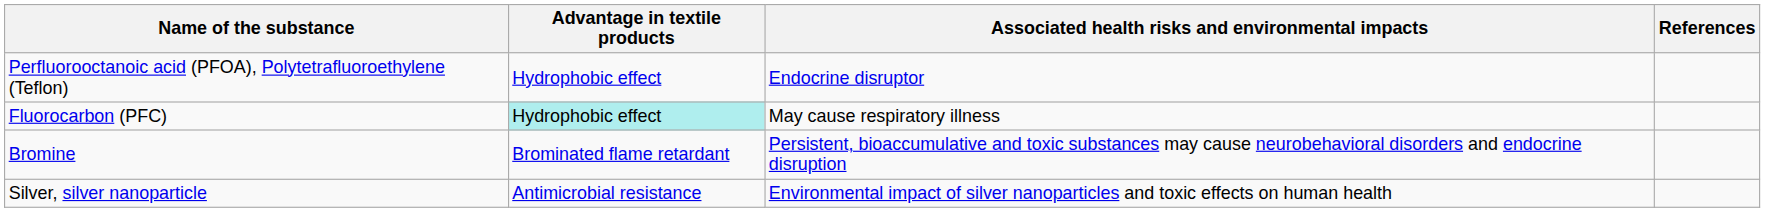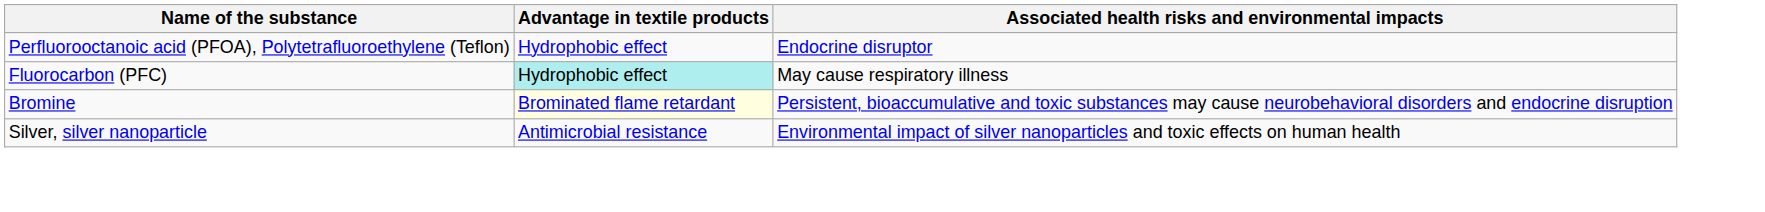- column: (1707, 28)
(621, 154) no background -> (627, 103) lightyellow background
